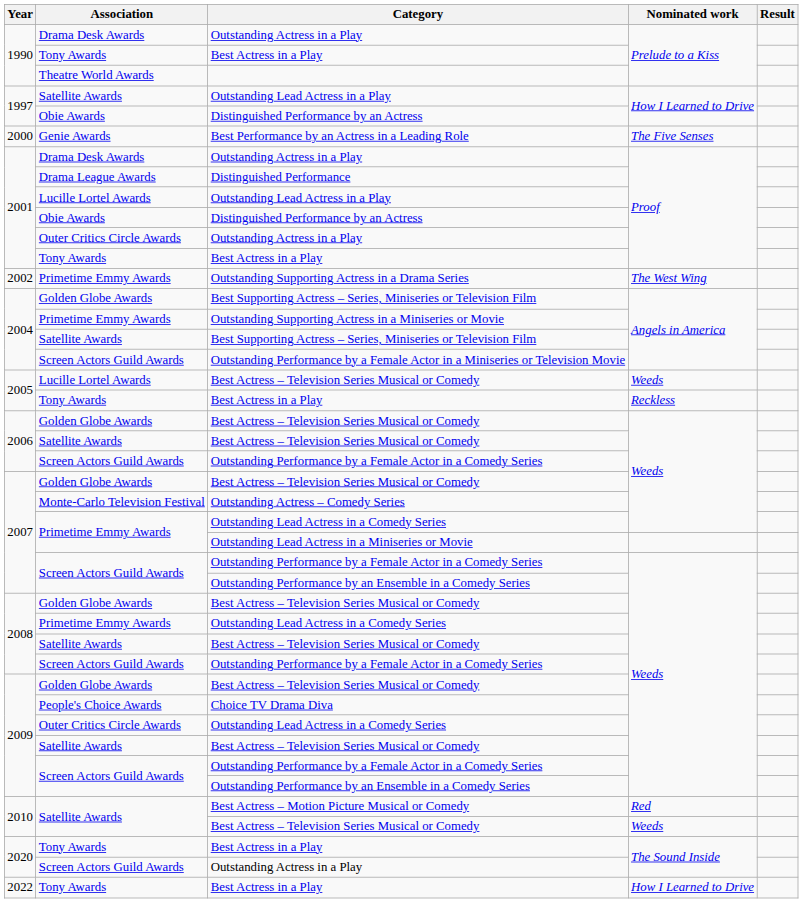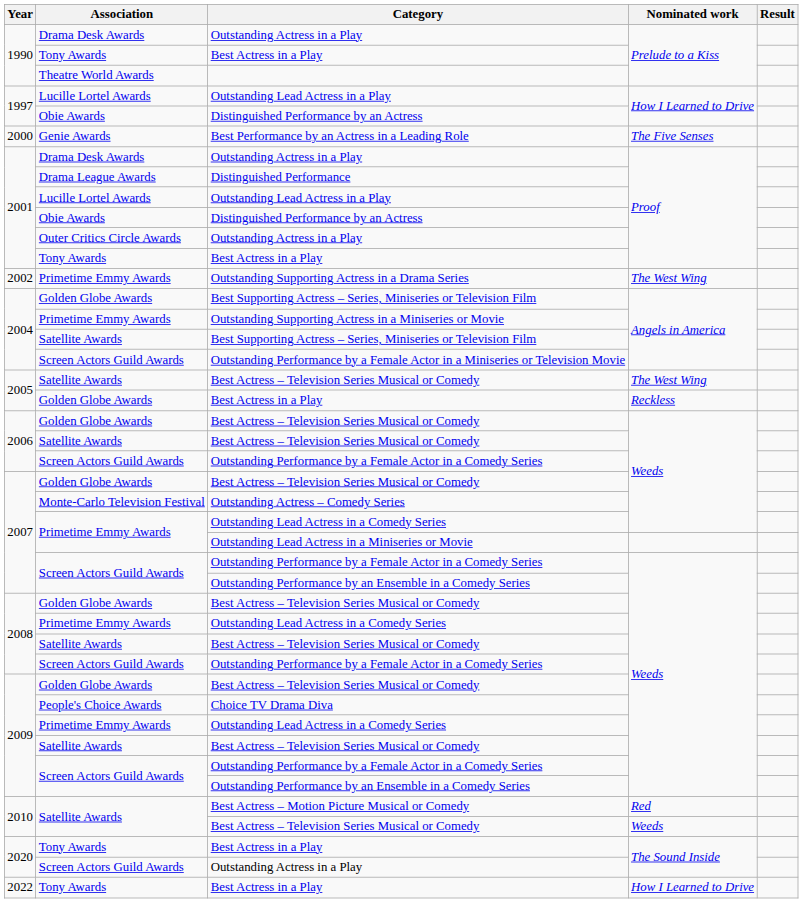(80, 95) Satellite Awards -> (95, 95) Lucille Lortel Awards
(95, 380) Lucille Lortel Awards -> (80, 380) Satellite Awards
(647, 380) Weeds -> (669, 380) The West Wing
(72, 400) Tony Awards -> (96, 400) Golden Globe Awards
(110, 725) Outer Critics Circle Awards -> (105, 725) Primetime Emmy Awards
